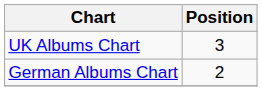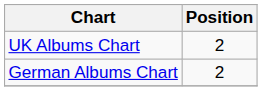(219, 45) 3 -> (219, 45) 2
